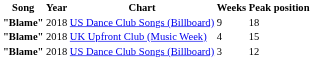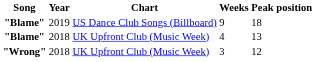(57, 22) 2018 -> (59, 22) 2019
(254, 37) 15 -> (257, 37) 13
(23, 51) "Blame" -> (24, 51) "Wrong"
(142, 51) US Dance Club Songs (Billboard) -> (141, 51) UK Upfront Club (Music Week)
